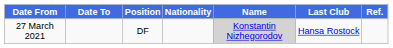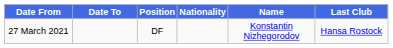- column: (375, 12)
(254, 31) lightgrey background -> (271, 31) no background
